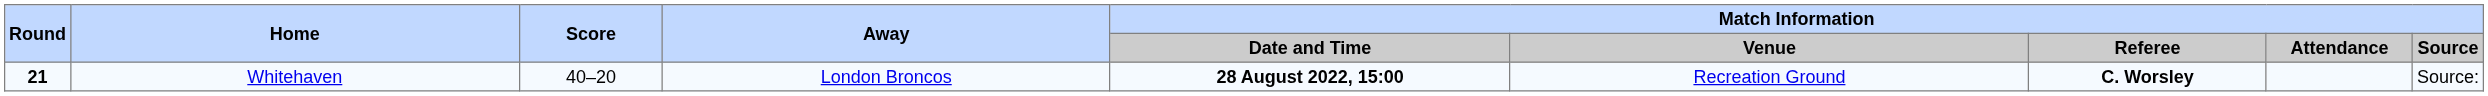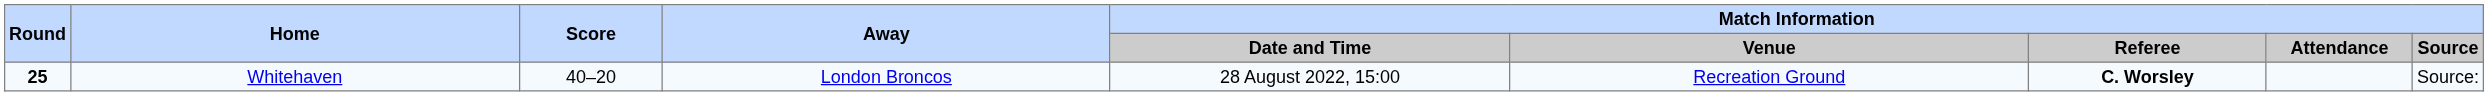(37, 76) 21 -> (37, 76) 25
(1310, 76) bold -> (1310, 76) normal
